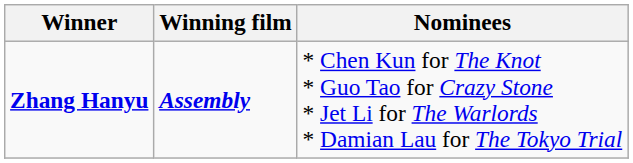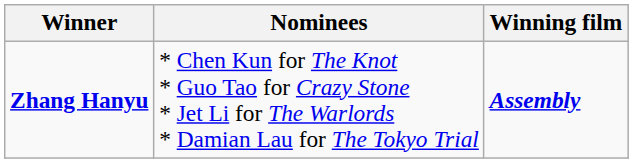columns swapped: (225, 23) <-> (462, 23)
